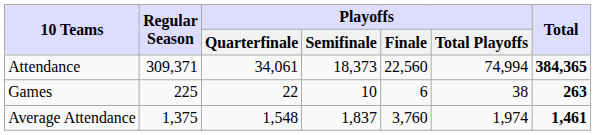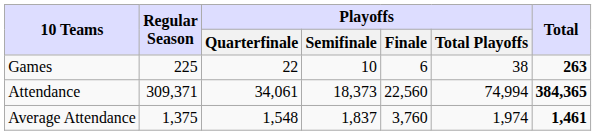rows swapped: (30, 92) <-> (44, 67)
